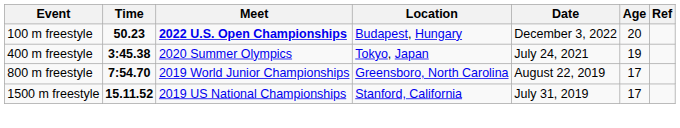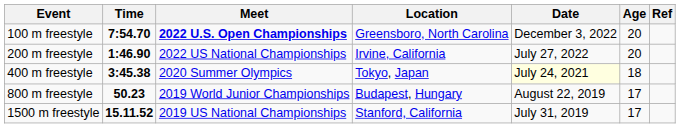(129, 34) 50.23 -> (129, 34) 7:54.70
(409, 34) Budapest, Hungary -> (432, 34) Greensboro, North Carolina
+ row: (50, 53)
(551, 53) no background -> (551, 73) lightyellow background
(635, 53) 19 -> (635, 73) 18
(129, 73) 7:54.70 -> (129, 93) 50.23
(432, 73) Greensboro, North Carolina -> (409, 93) Budapest, Hungary
